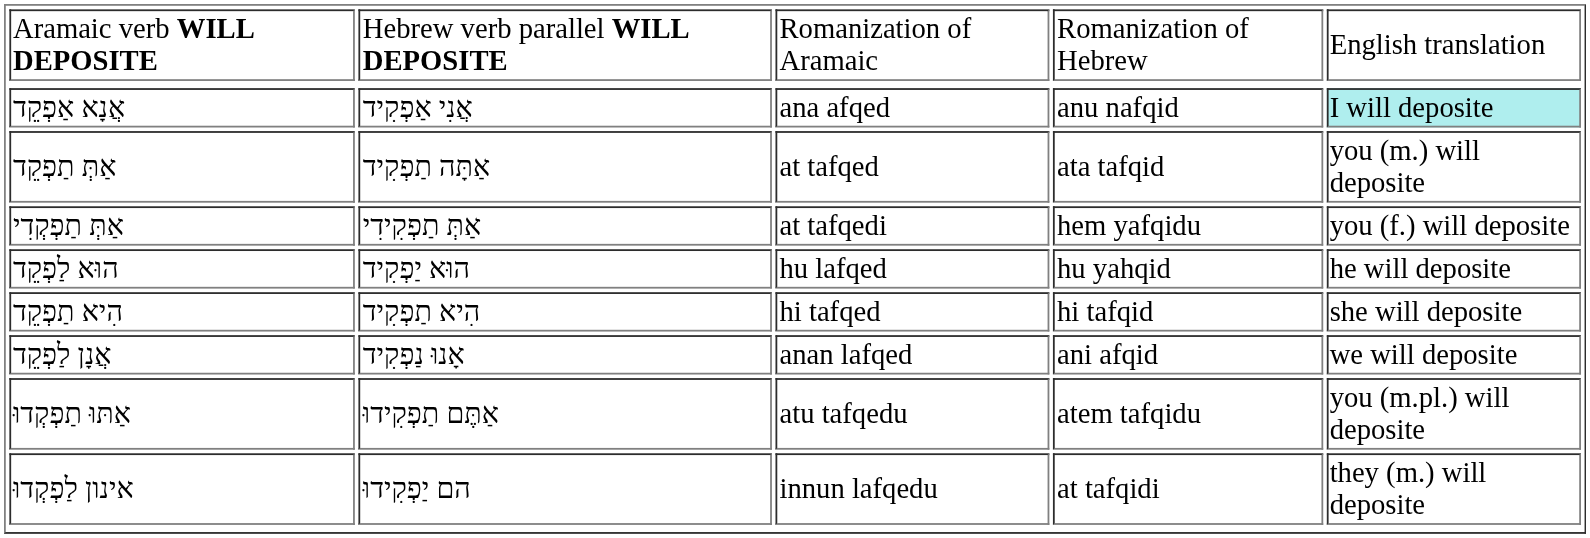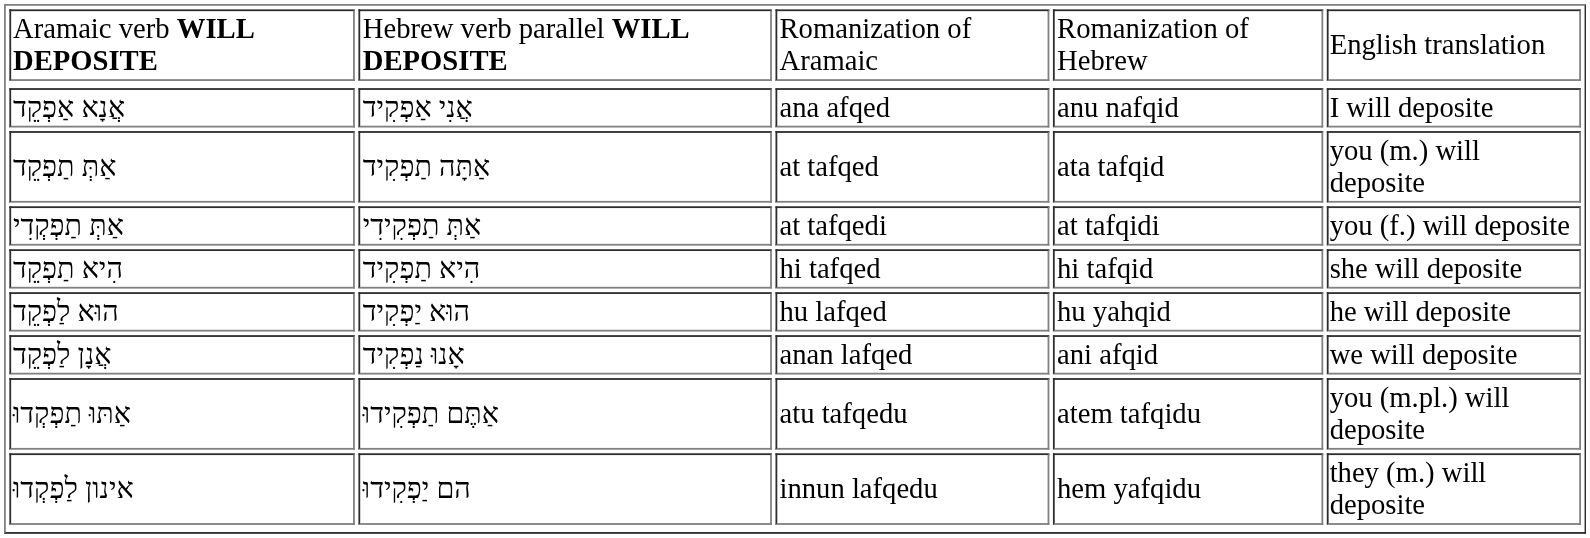(1412, 107) paleturquoise background -> (1412, 107) no background
(1129, 225) hem yafqidu -> (1108, 225) at tafqidi
rows swapped: (66, 268) <-> (68, 311)
(1108, 488) at tafqidi -> (1129, 488) hem yafqidu
